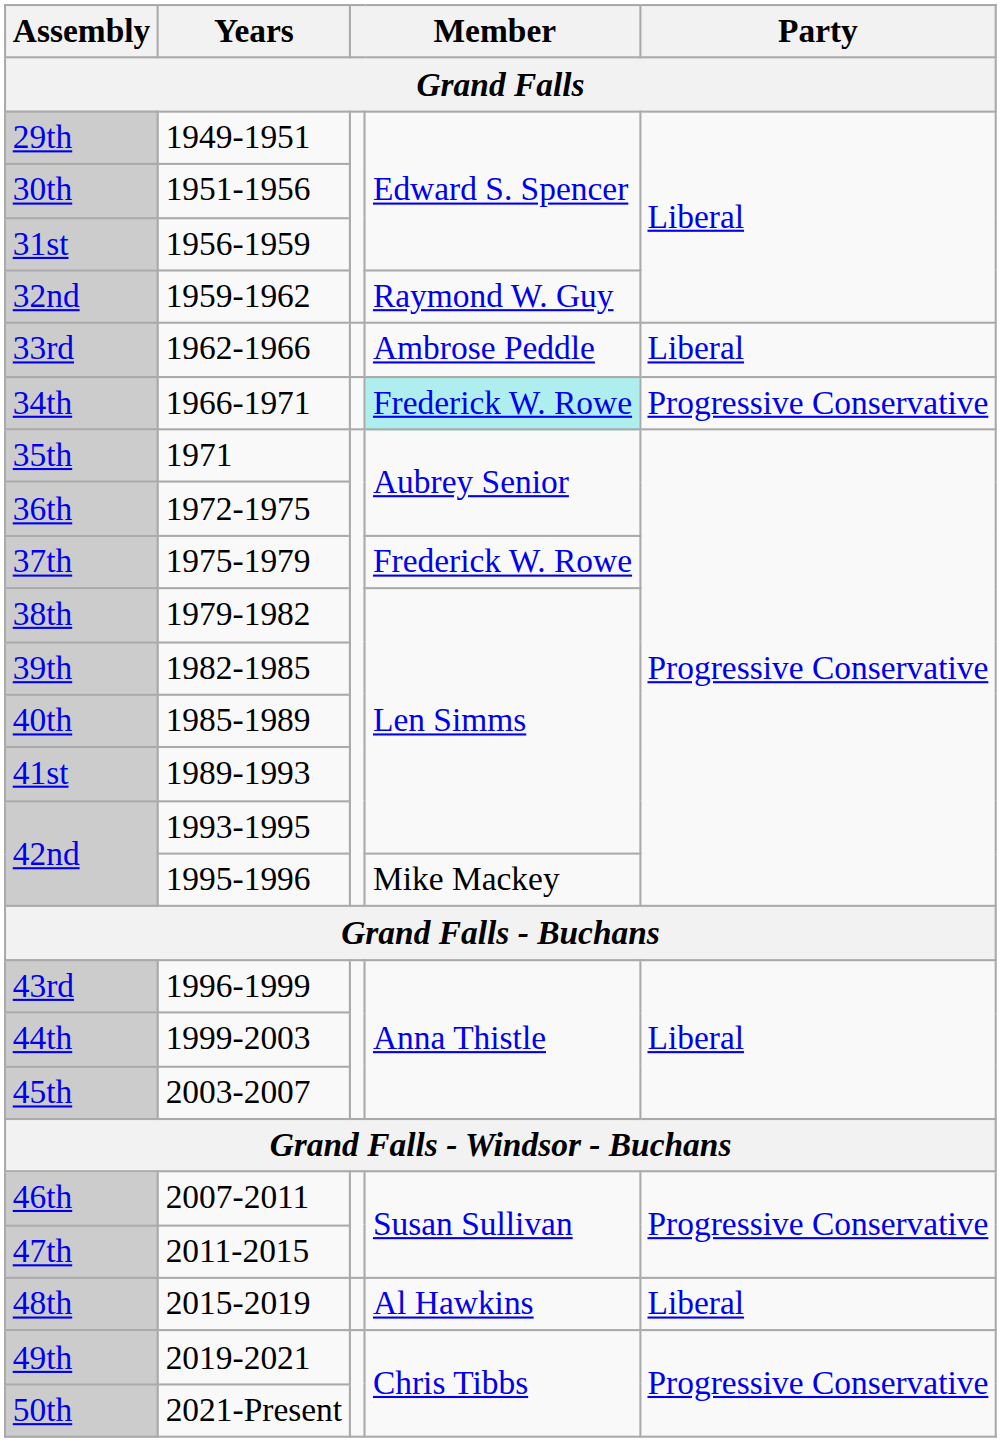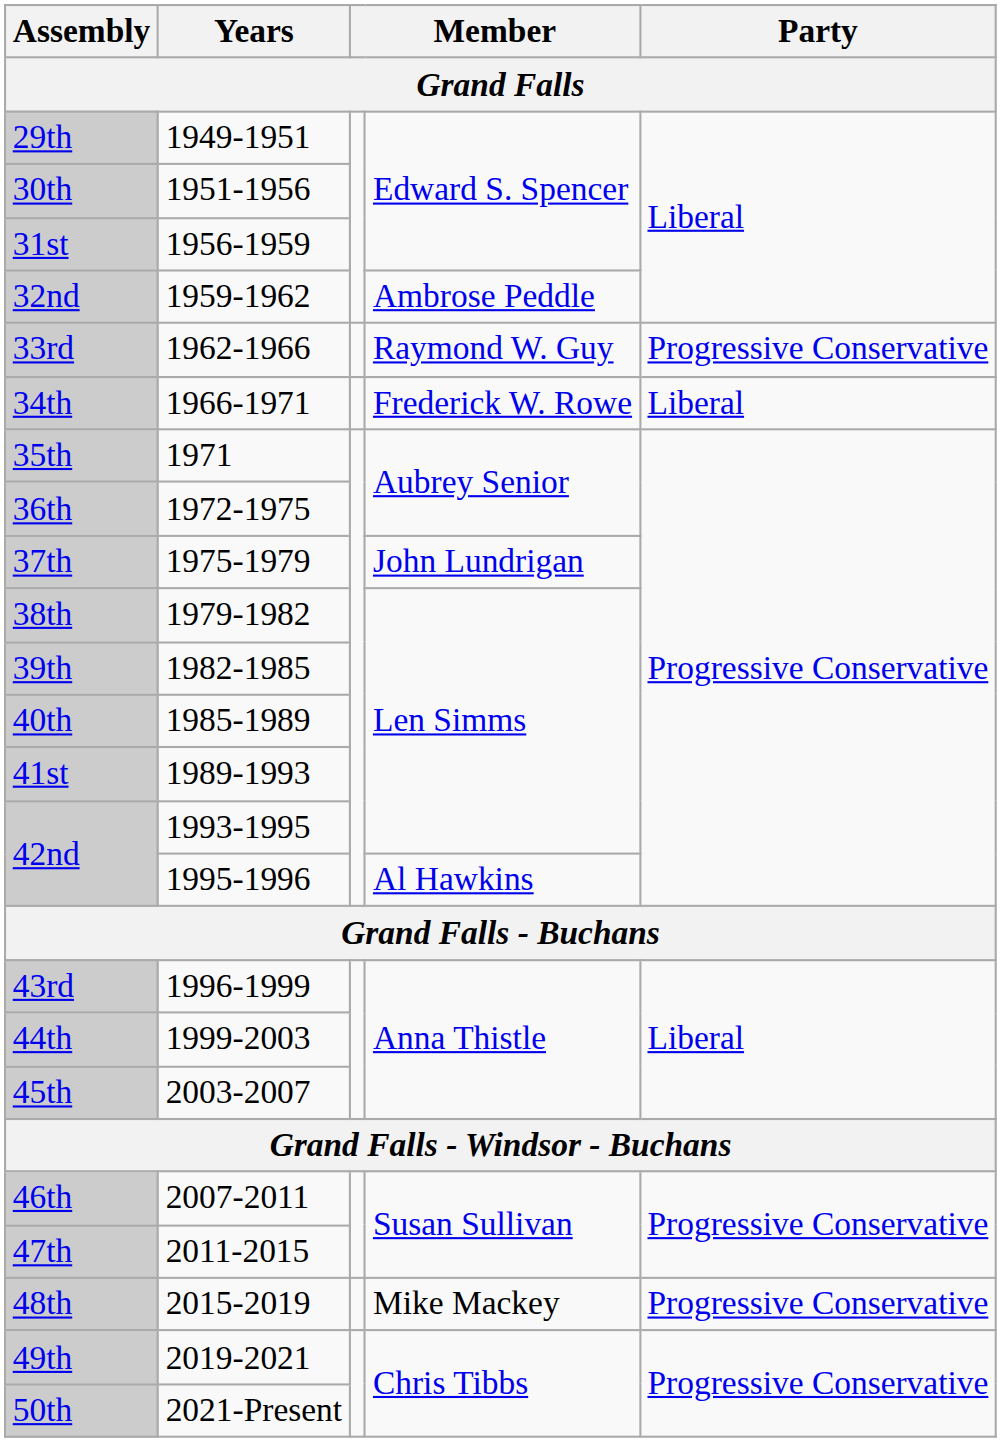(493, 296) Raymond W. Guy -> (484, 296) Ambrose Peddle
(484, 349) Ambrose Peddle -> (493, 349) Raymond W. Guy
(696, 349) Liberal -> (818, 349) Progressive Conservative
(503, 402) paleturquoise background -> (503, 402) no background
(818, 402) Progressive Conservative -> (696, 402) Liberal
(503, 561) Frederick W. Rowe -> (478, 561) John Lundrigan
(466, 879) Mike Mackey -> (453, 879) Al Hawkins
(453, 1303) Al Hawkins -> (466, 1303) Mike Mackey
(696, 1303) Liberal -> (818, 1303) Progressive Conservative
